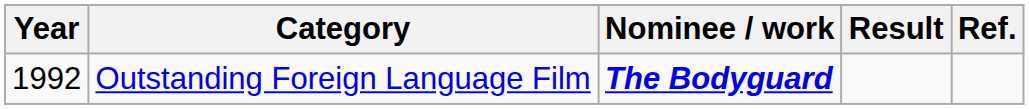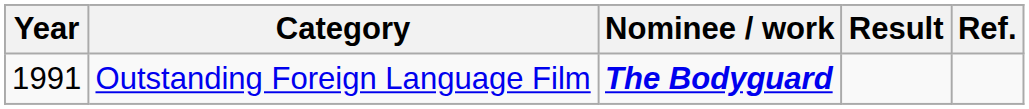(47, 78) 1992 -> (47, 78) 1991
